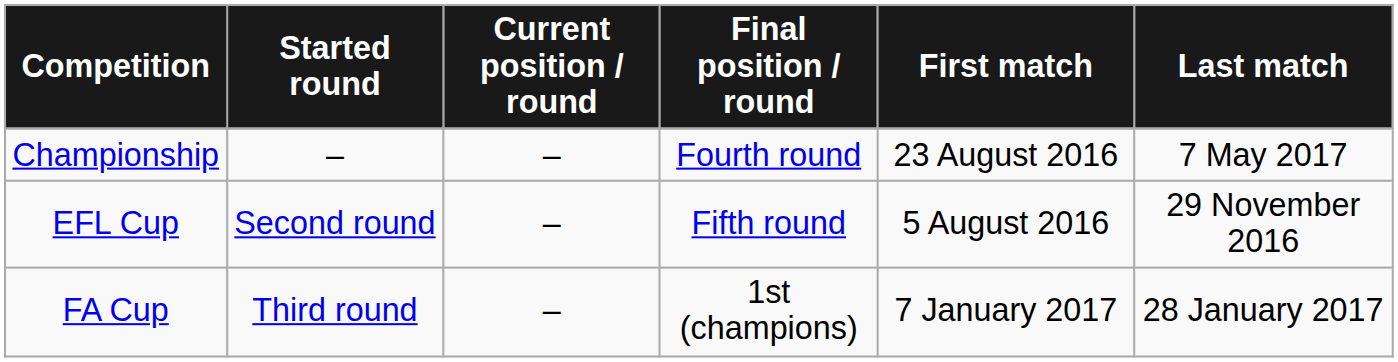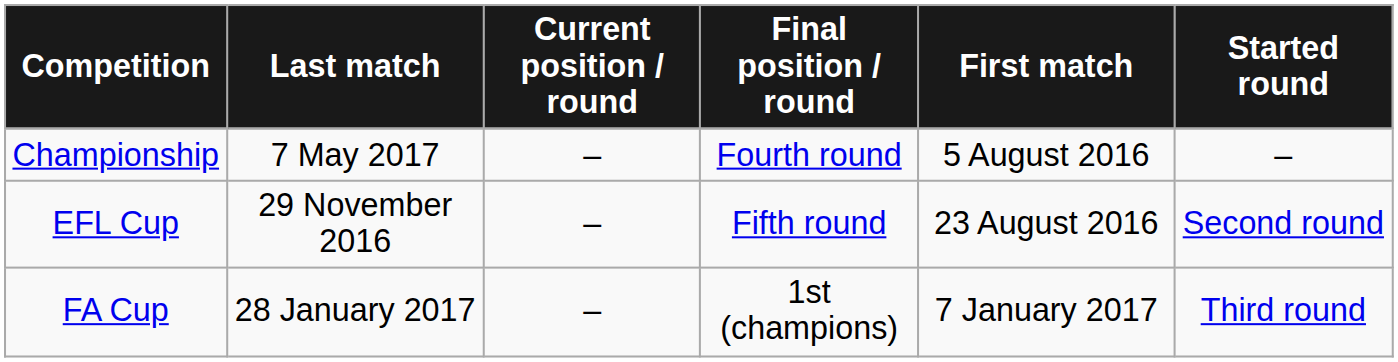columns swapped: (335, 66) <-> (1263, 66)
(1006, 154) 23 August 2016 -> (1046, 154) 5 August 2016
(1006, 223) 5 August 2016 -> (1046, 223) 23 August 2016
